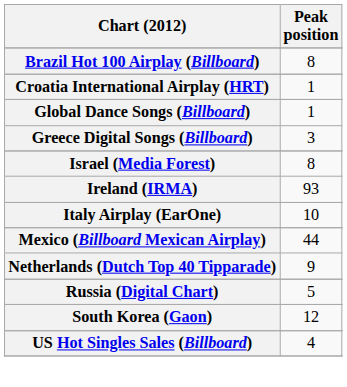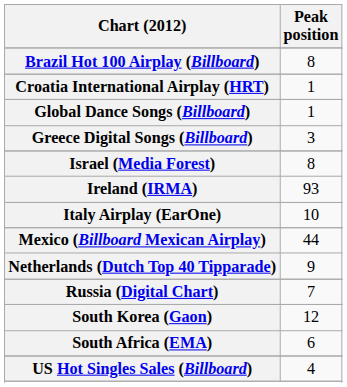(311, 291) 5 -> (311, 291) 7
+ row: (142, 343)
